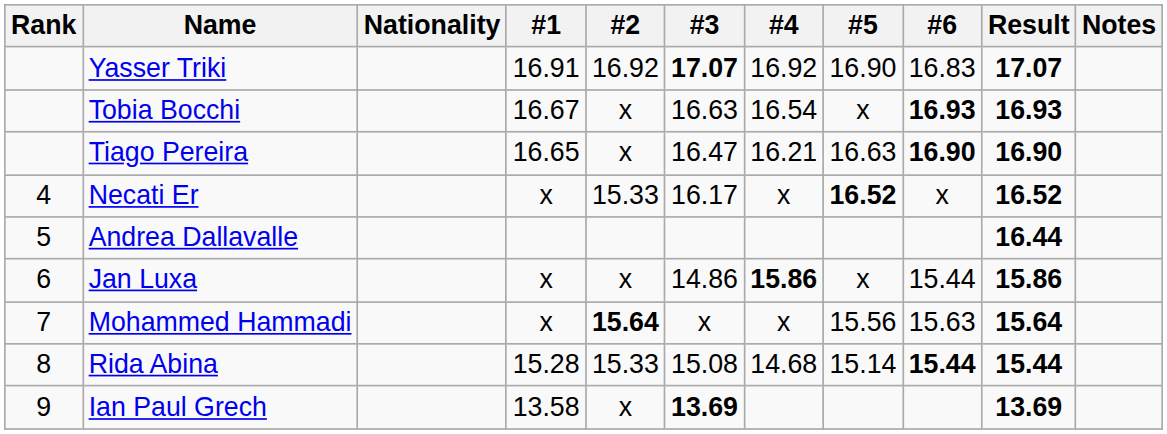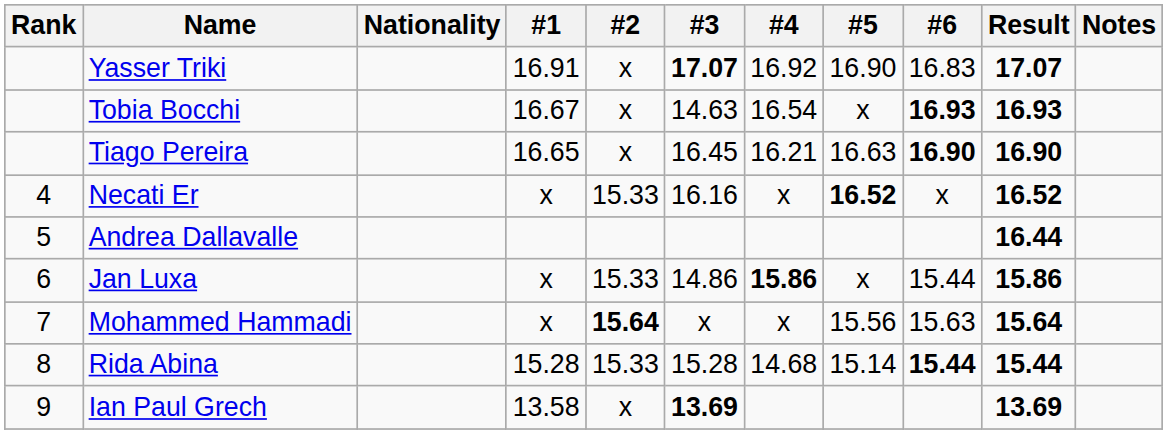(625, 68) 16.92 -> (625, 68) x
(705, 110) 16.63 -> (705, 110) 14.63
(705, 152) 16.47 -> (705, 152) 16.45
(705, 195) 16.17 -> (705, 195) 16.16
(625, 279) x -> (625, 279) 15.33
(705, 364) 15.08 -> (705, 364) 15.28
